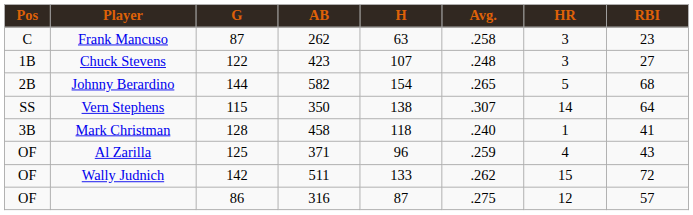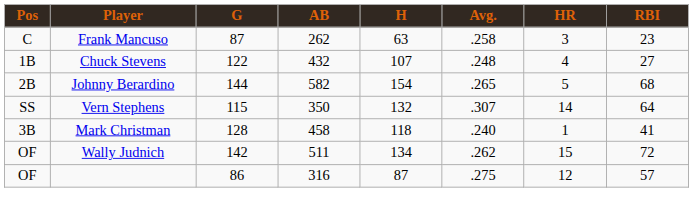(319, 61) 423 -> (319, 61) 432
(565, 61) 3 -> (565, 61) 4
(401, 107) 138 -> (401, 107) 132
- row: (123, 152)
(401, 175) 133 -> (401, 152) 134
